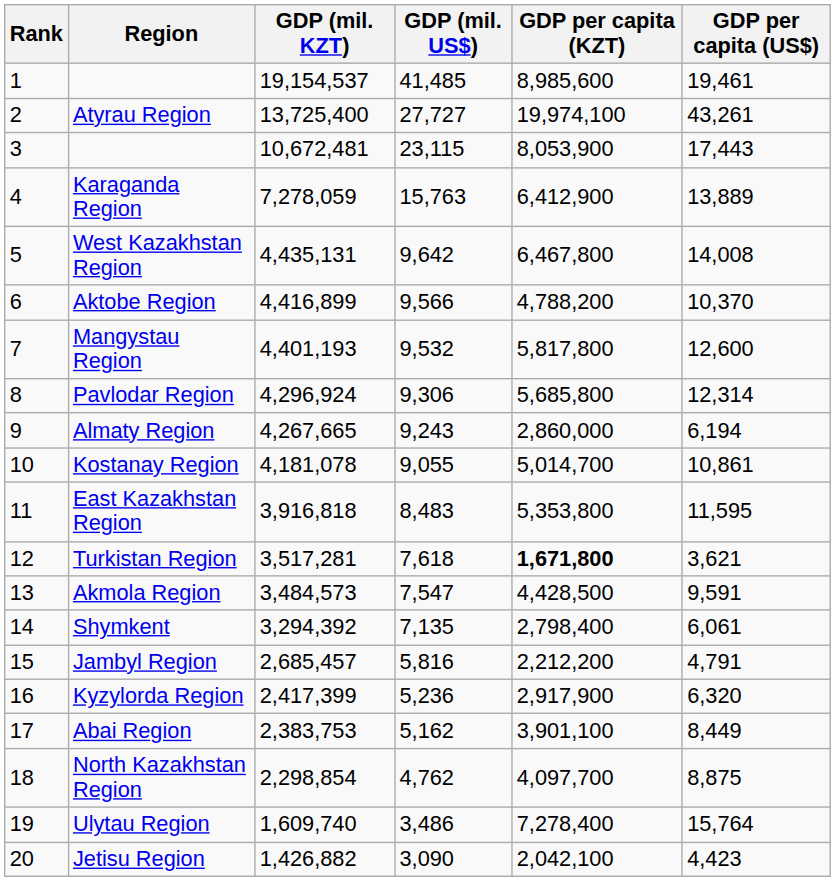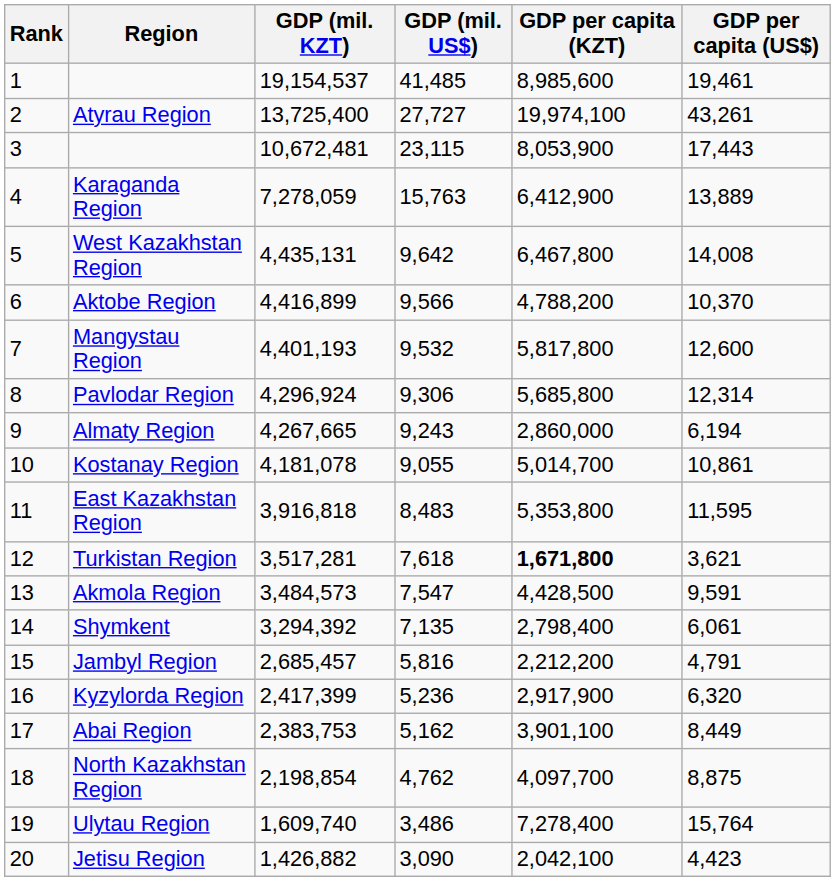(308, 777) 2,298,854 -> (308, 777) 2,198,854
